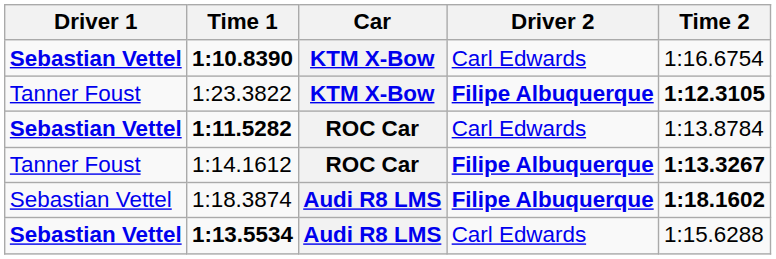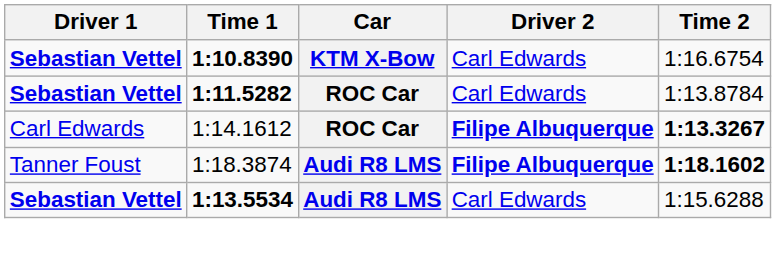- row: (242, 93)
(75, 164) Tanner Foust -> (77, 128) Carl Edwards
(91, 199) Sebastian Vettel -> (75, 164) Tanner Foust
